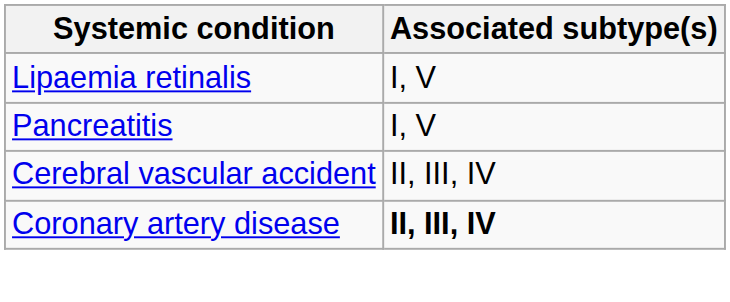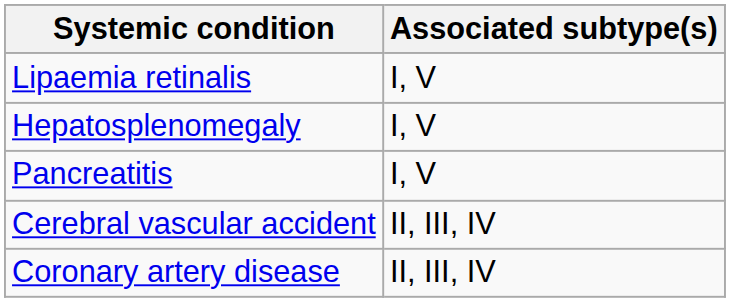+ row: (156, 126)
(443, 223) bold -> (443, 272) normal
